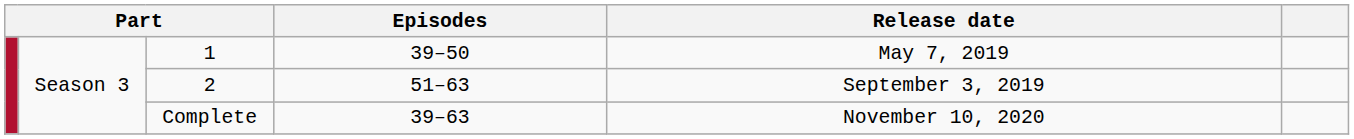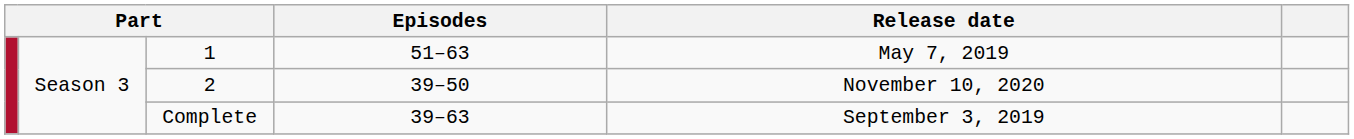(440, 53) 39–50 -> (440, 53) 51–63
(440, 85) 51–63 -> (440, 85) 39–50
(944, 85) September 3, 2019 -> (944, 85) November 10, 2020
(944, 117) November 10, 2020 -> (944, 117) September 3, 2019
